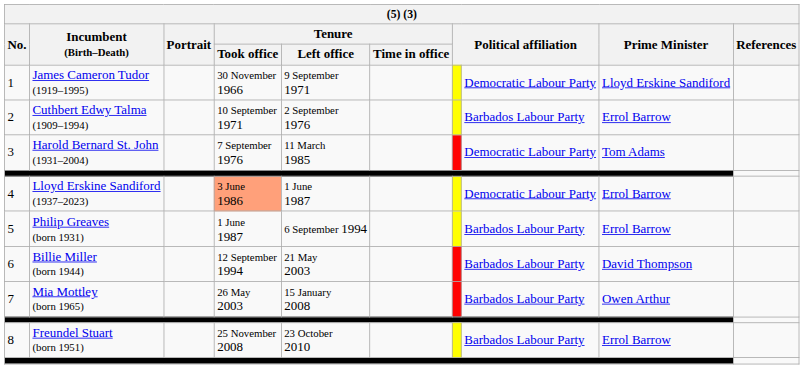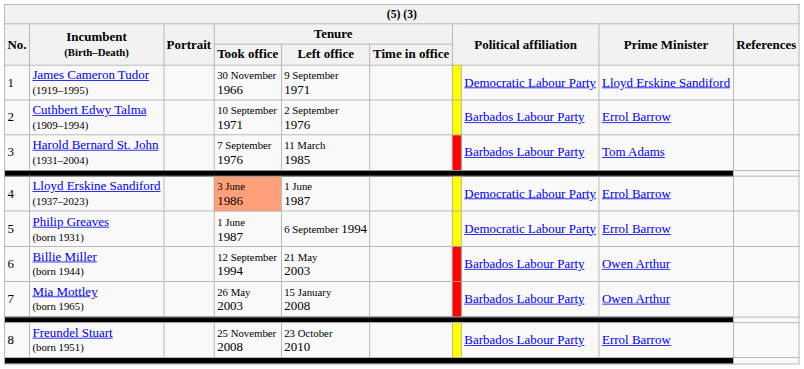(530, 152) Democratic Labour Party -> (524, 152) Barbados Labour Party
(524, 228) Barbados Labour Party -> (530, 228) Democratic Labour Party
(647, 264) David Thompson -> (636, 264) Owen Arthur
